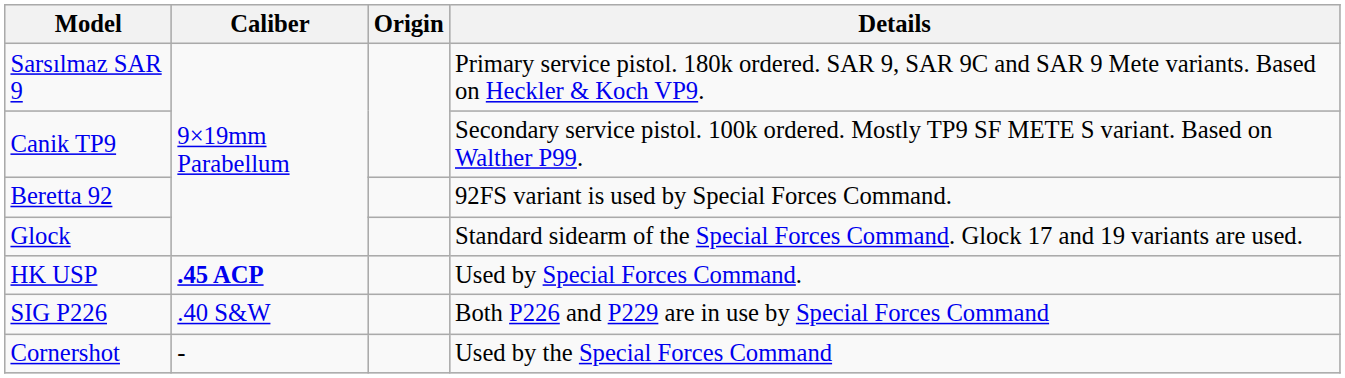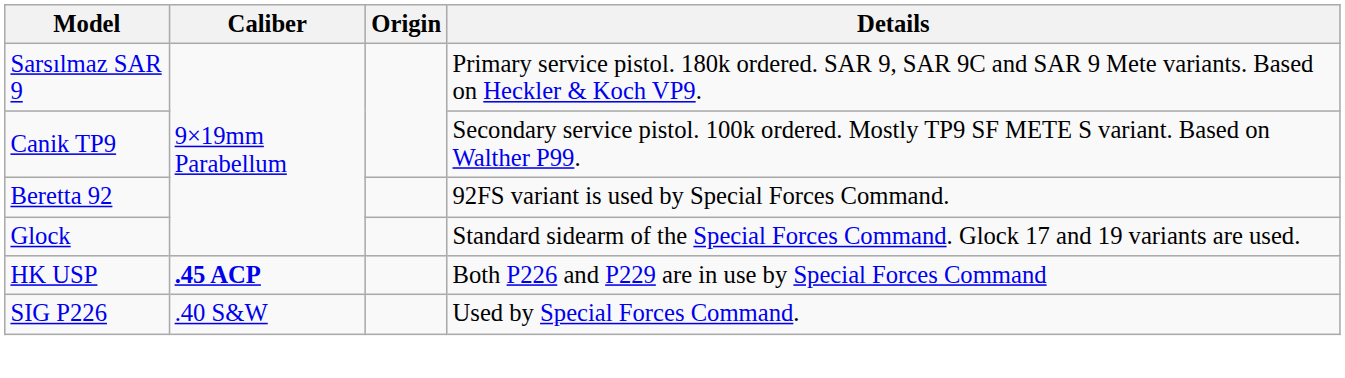(628, 274) Used by Special Forces Command. -> (750, 274) Both P226 and P229 are in use by Special Forces Command
(752, 313) Both P226 and P229 are in use by Special Forces Command -> (626, 313) Used by Special Forces Command.
- row: (65, 353)
